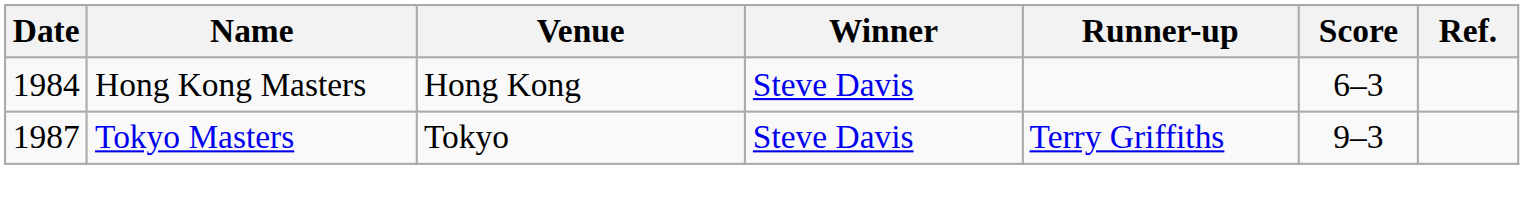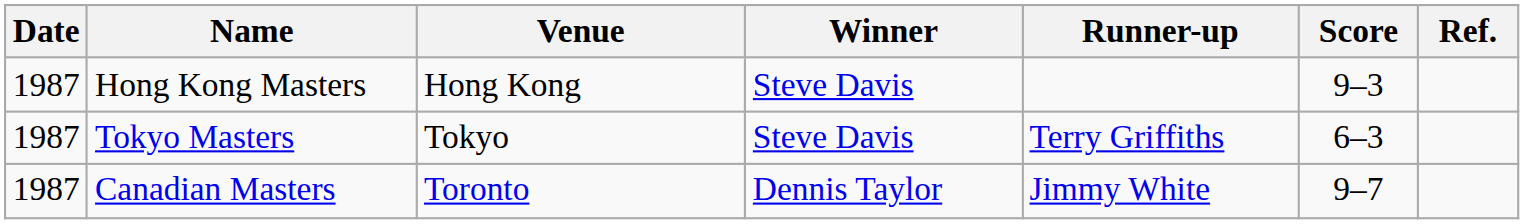(46, 84) 1984 -> (46, 84) 1987
(1358, 84) 6–3 -> (1358, 84) 9–3
(1358, 137) 9–3 -> (1358, 137) 6–3
+ row: (215, 190)
